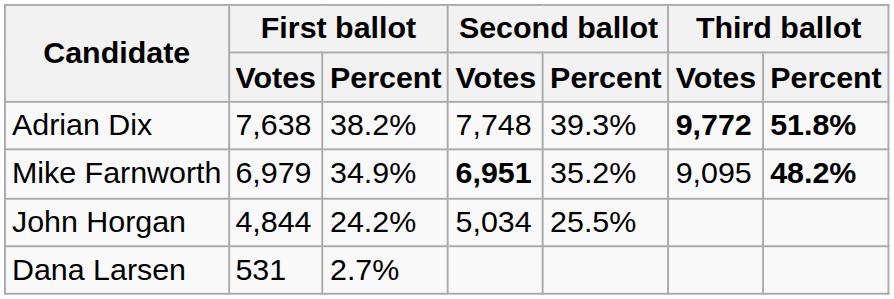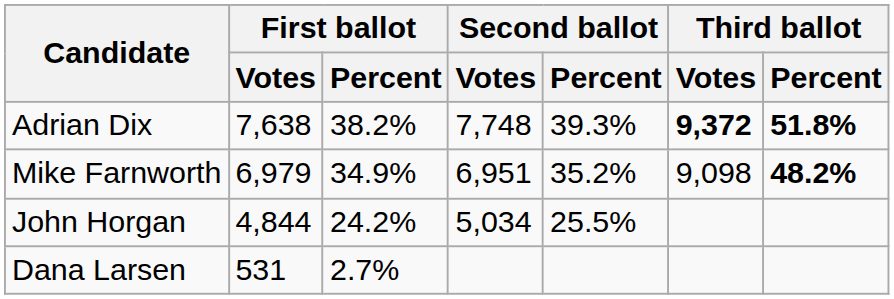(714, 125) 9,772 -> (714, 125) 9,372
(494, 173) bold -> (494, 173) normal
(714, 173) 9,095 -> (714, 173) 9,098
